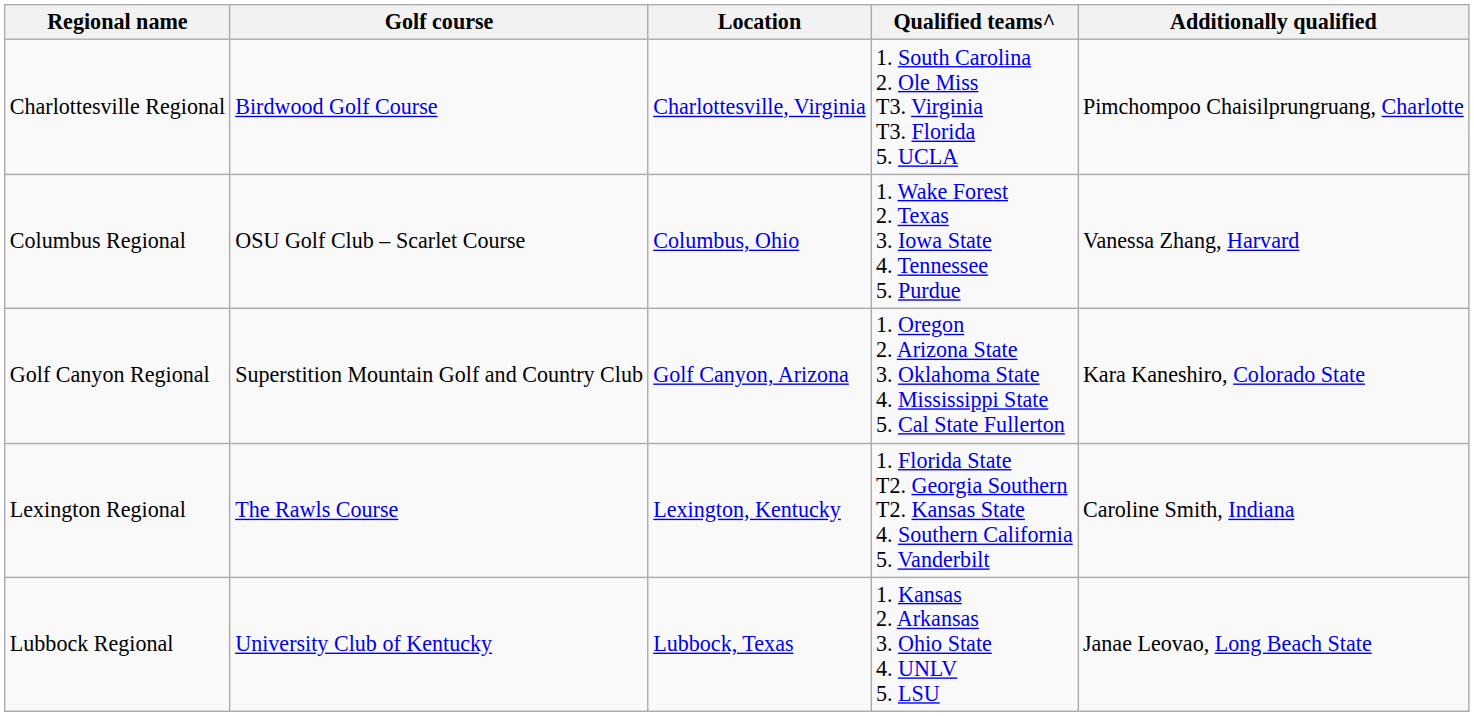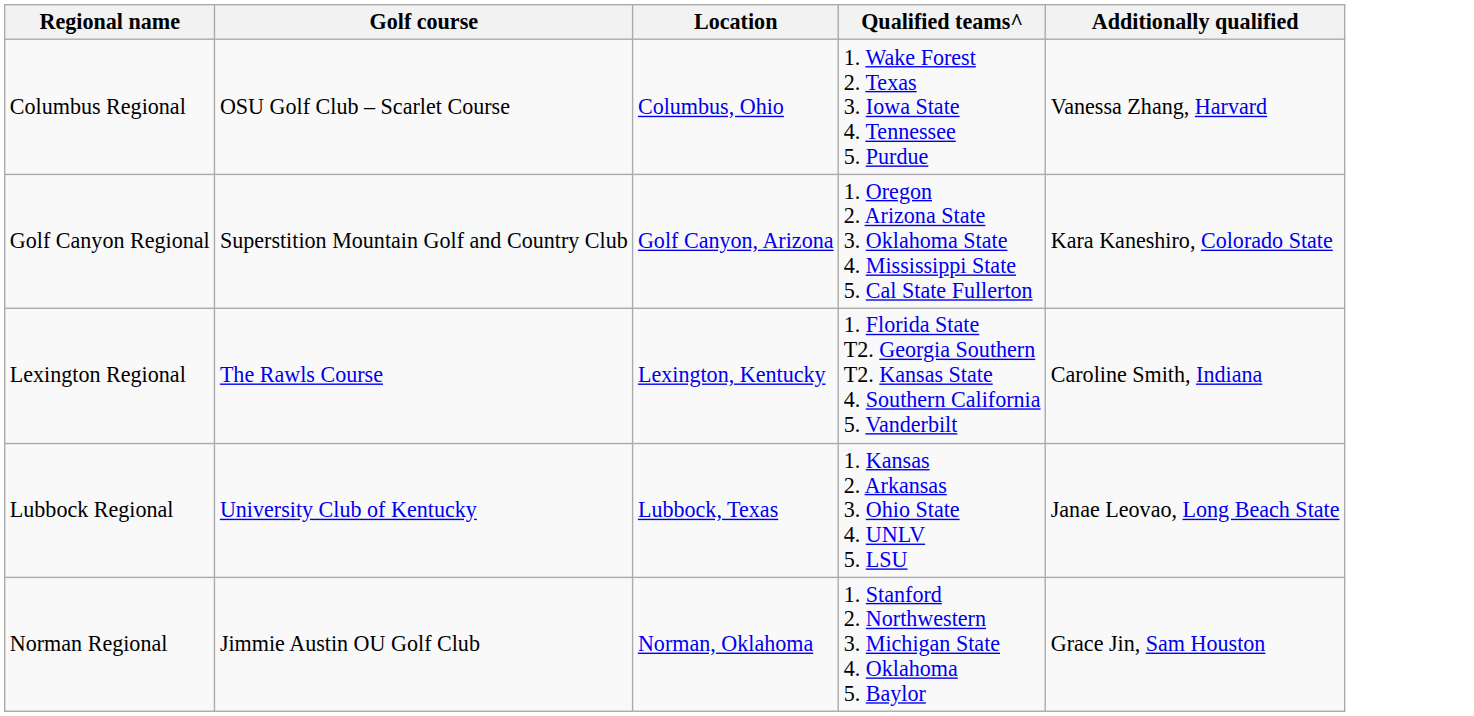- row: (117, 106)
+ row: (89, 644)
